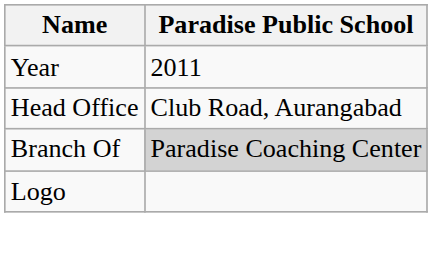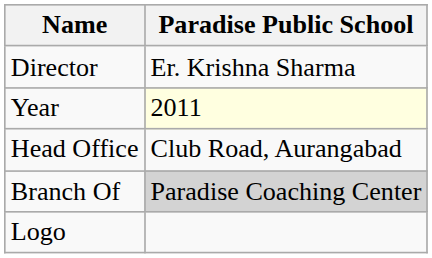+ row: (54, 66)
(176, 66) no background -> (176, 107) lightyellow background
